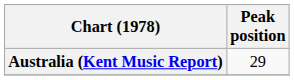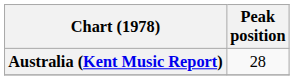(258, 61) 29 -> (258, 61) 28
